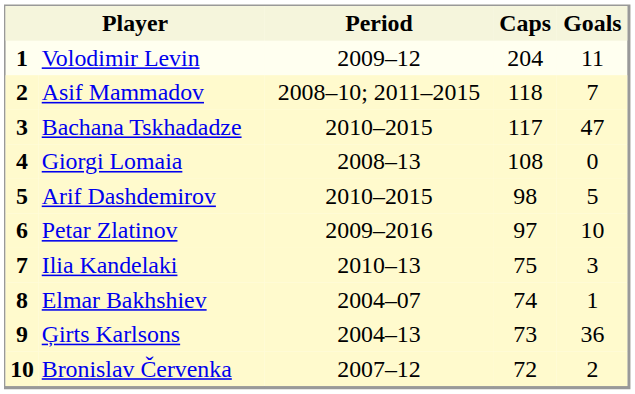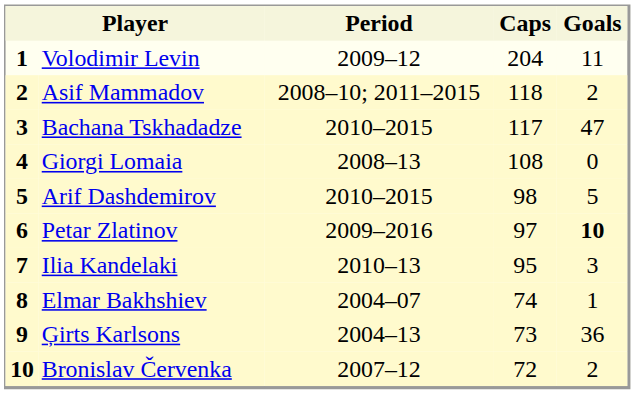(592, 92) 7 -> (592, 92) 2
(592, 230) normal -> (592, 230) bold
(525, 265) 75 -> (525, 265) 95
